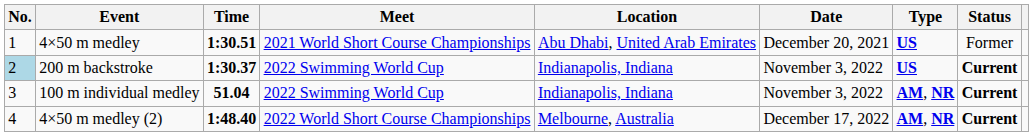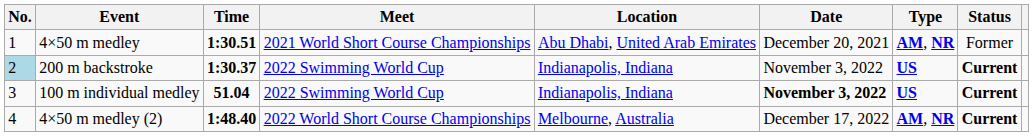(907, 42) US -> (925, 42) AM, NR
(823, 93) normal -> (825, 93) bold
(925, 93) AM, NR -> (907, 93) US
